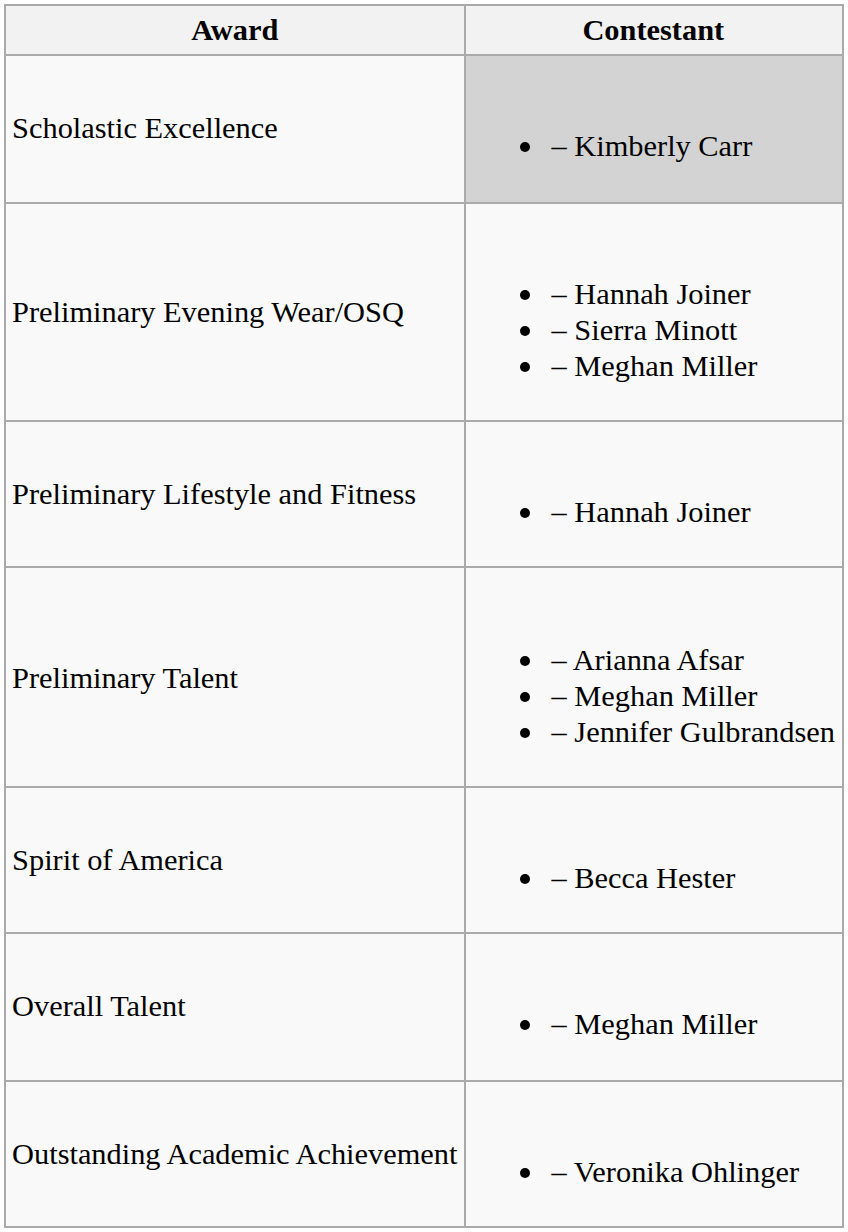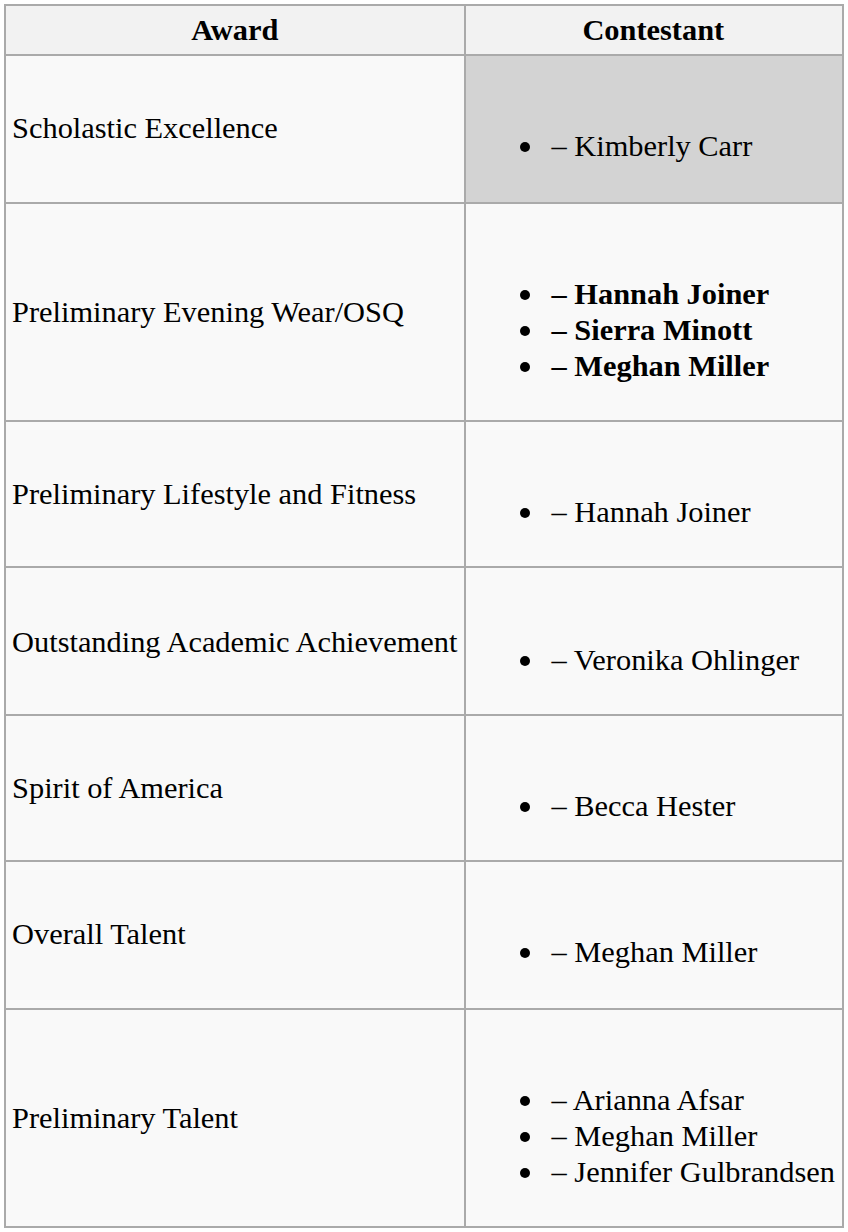(653, 330) normal -> (653, 330) bold
rows swapped: (125, 676) <-> (235, 1153)
